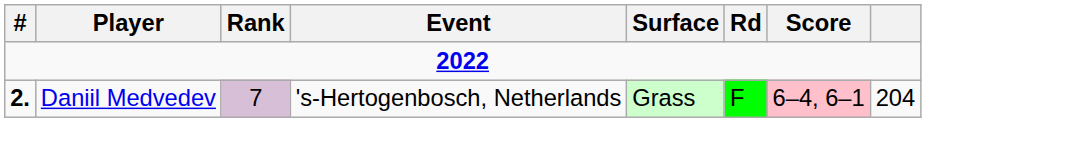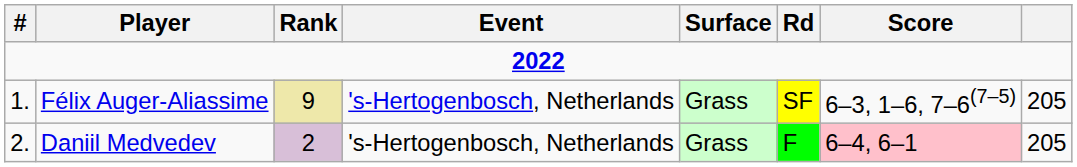+ row: (155, 101)
(20, 98) bold -> (20, 142) normal
(256, 98) 7 -> (308, 142) 2
(895, 98) 204 -> (1047, 142) 205
